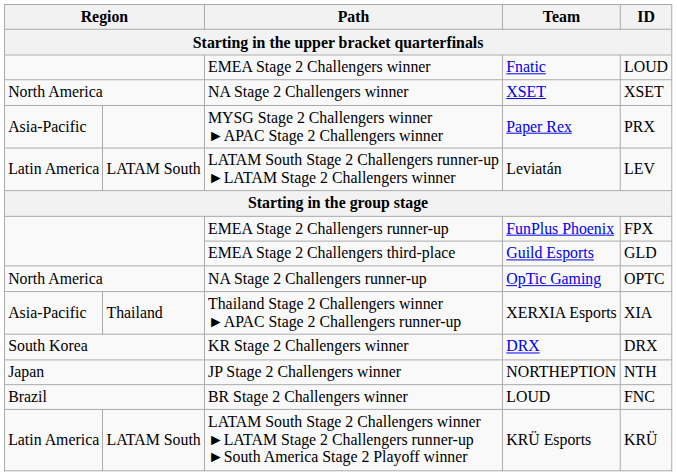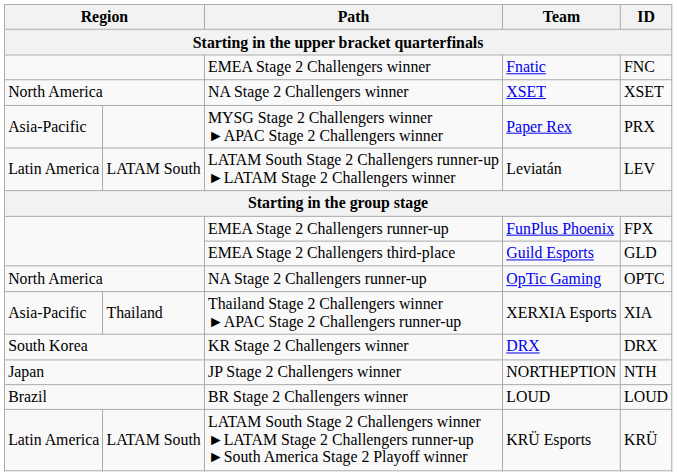(646, 67) LOUD -> (639, 67) FNC
(639, 397) FNC -> (646, 397) LOUD
